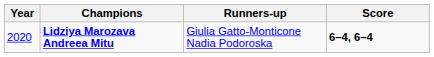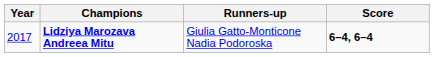(19, 37) 2020 -> (19, 37) 2017
